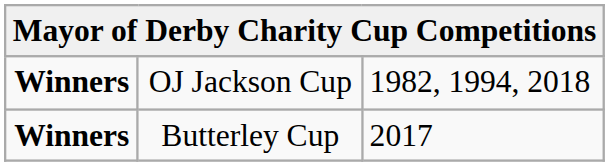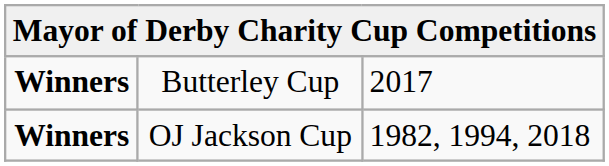rows swapped: (250, 82) <-> (250, 134)
